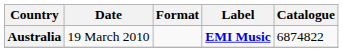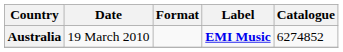(300, 36) 6874822 -> (300, 36) 6274852
